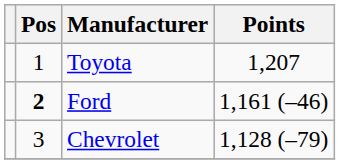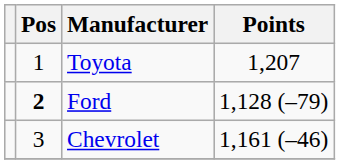(274, 101) 1,161 (–46) -> (274, 101) 1,128 (–79)
(274, 139) 1,128 (–79) -> (274, 139) 1,161 (–46)
